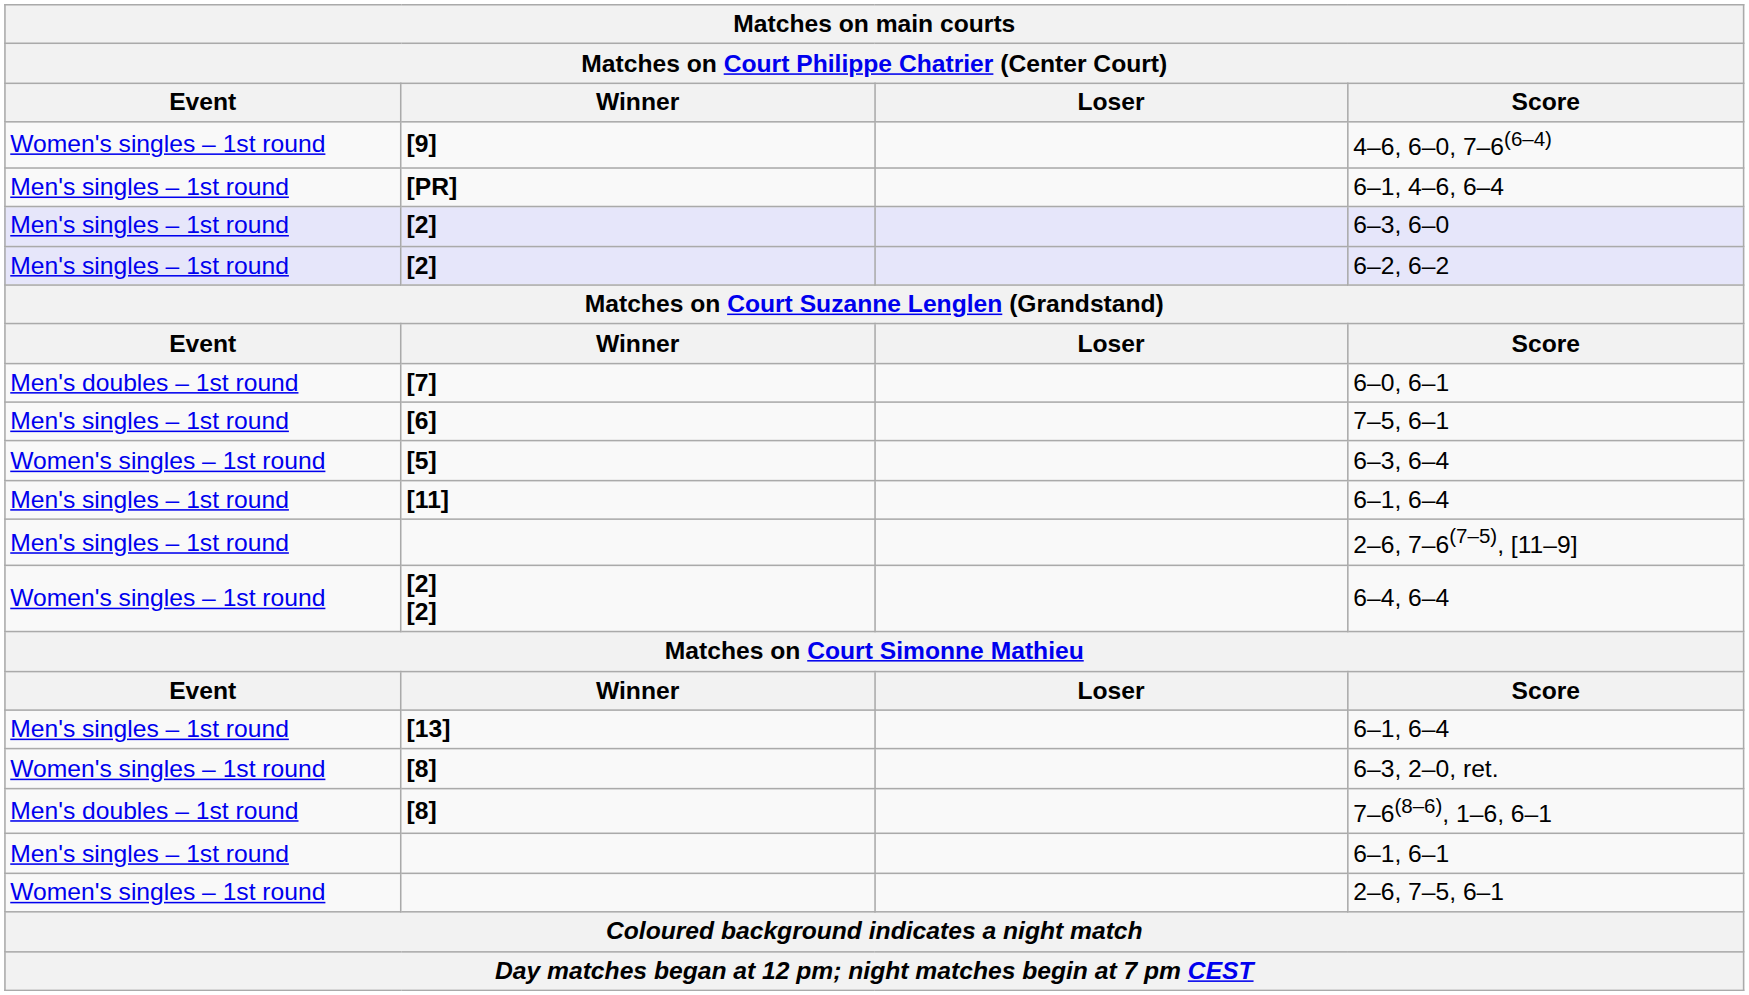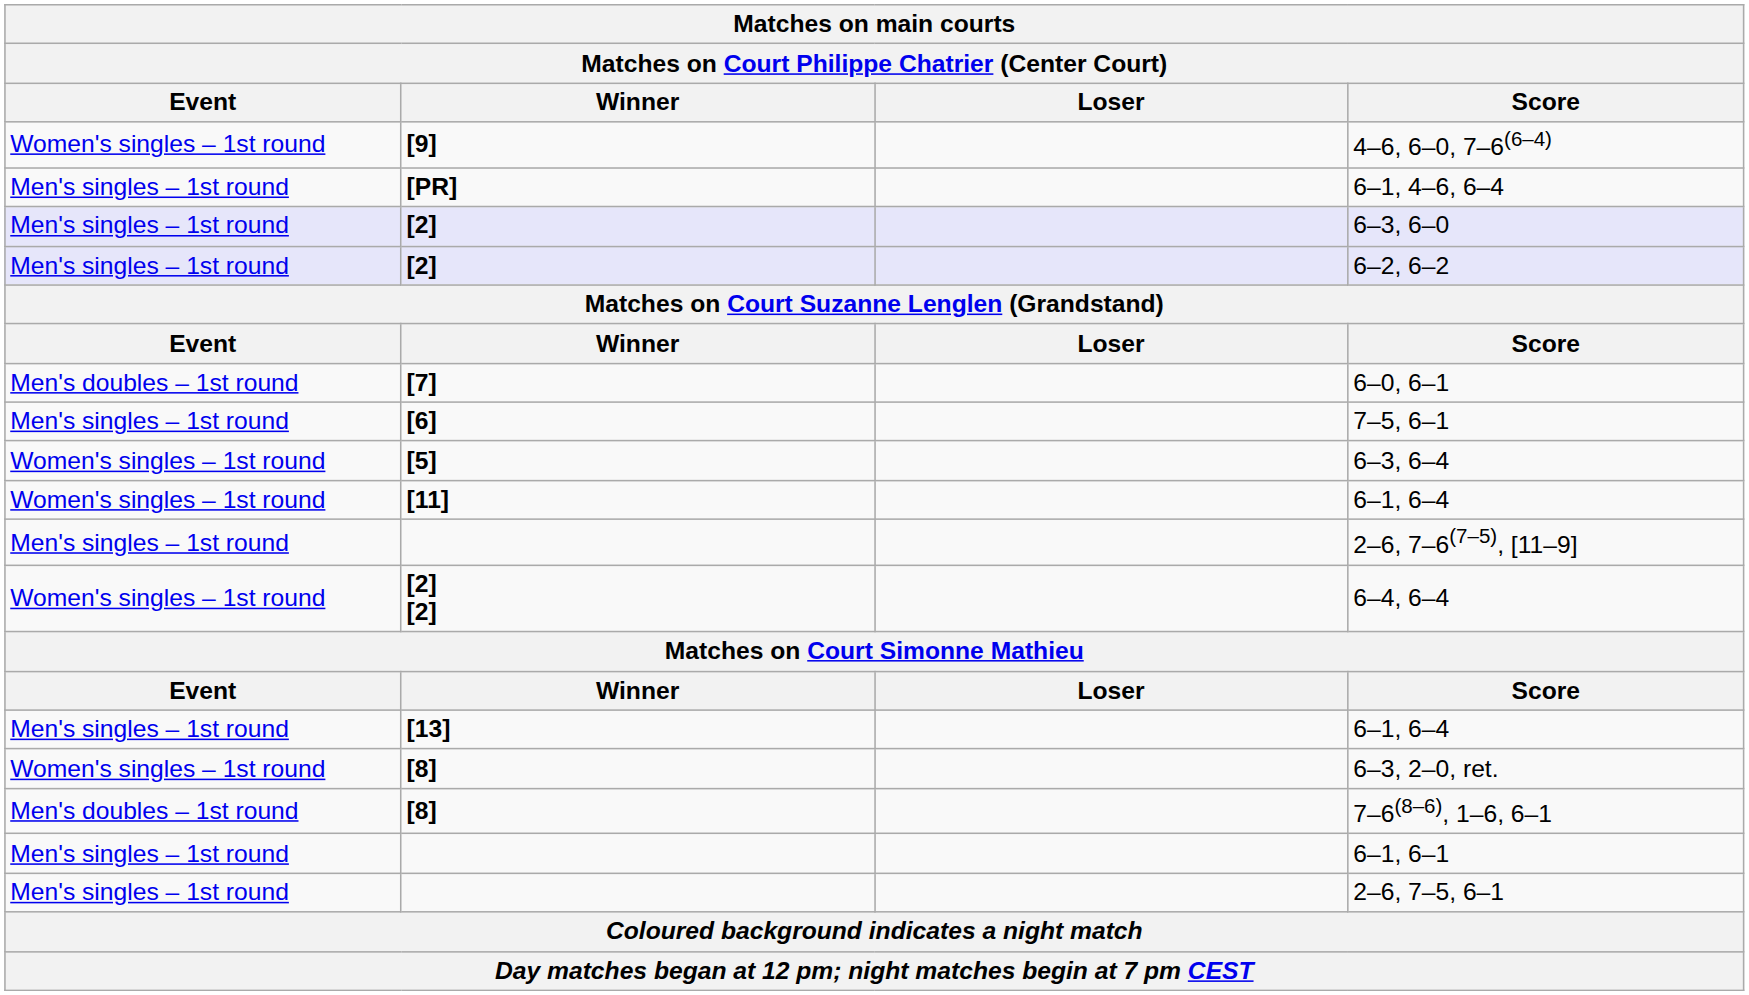(150, 499) Men's singles – 1st round -> (168, 499) Women's singles – 1st round
(168, 892) Women's singles – 1st round -> (150, 892) Men's singles – 1st round
